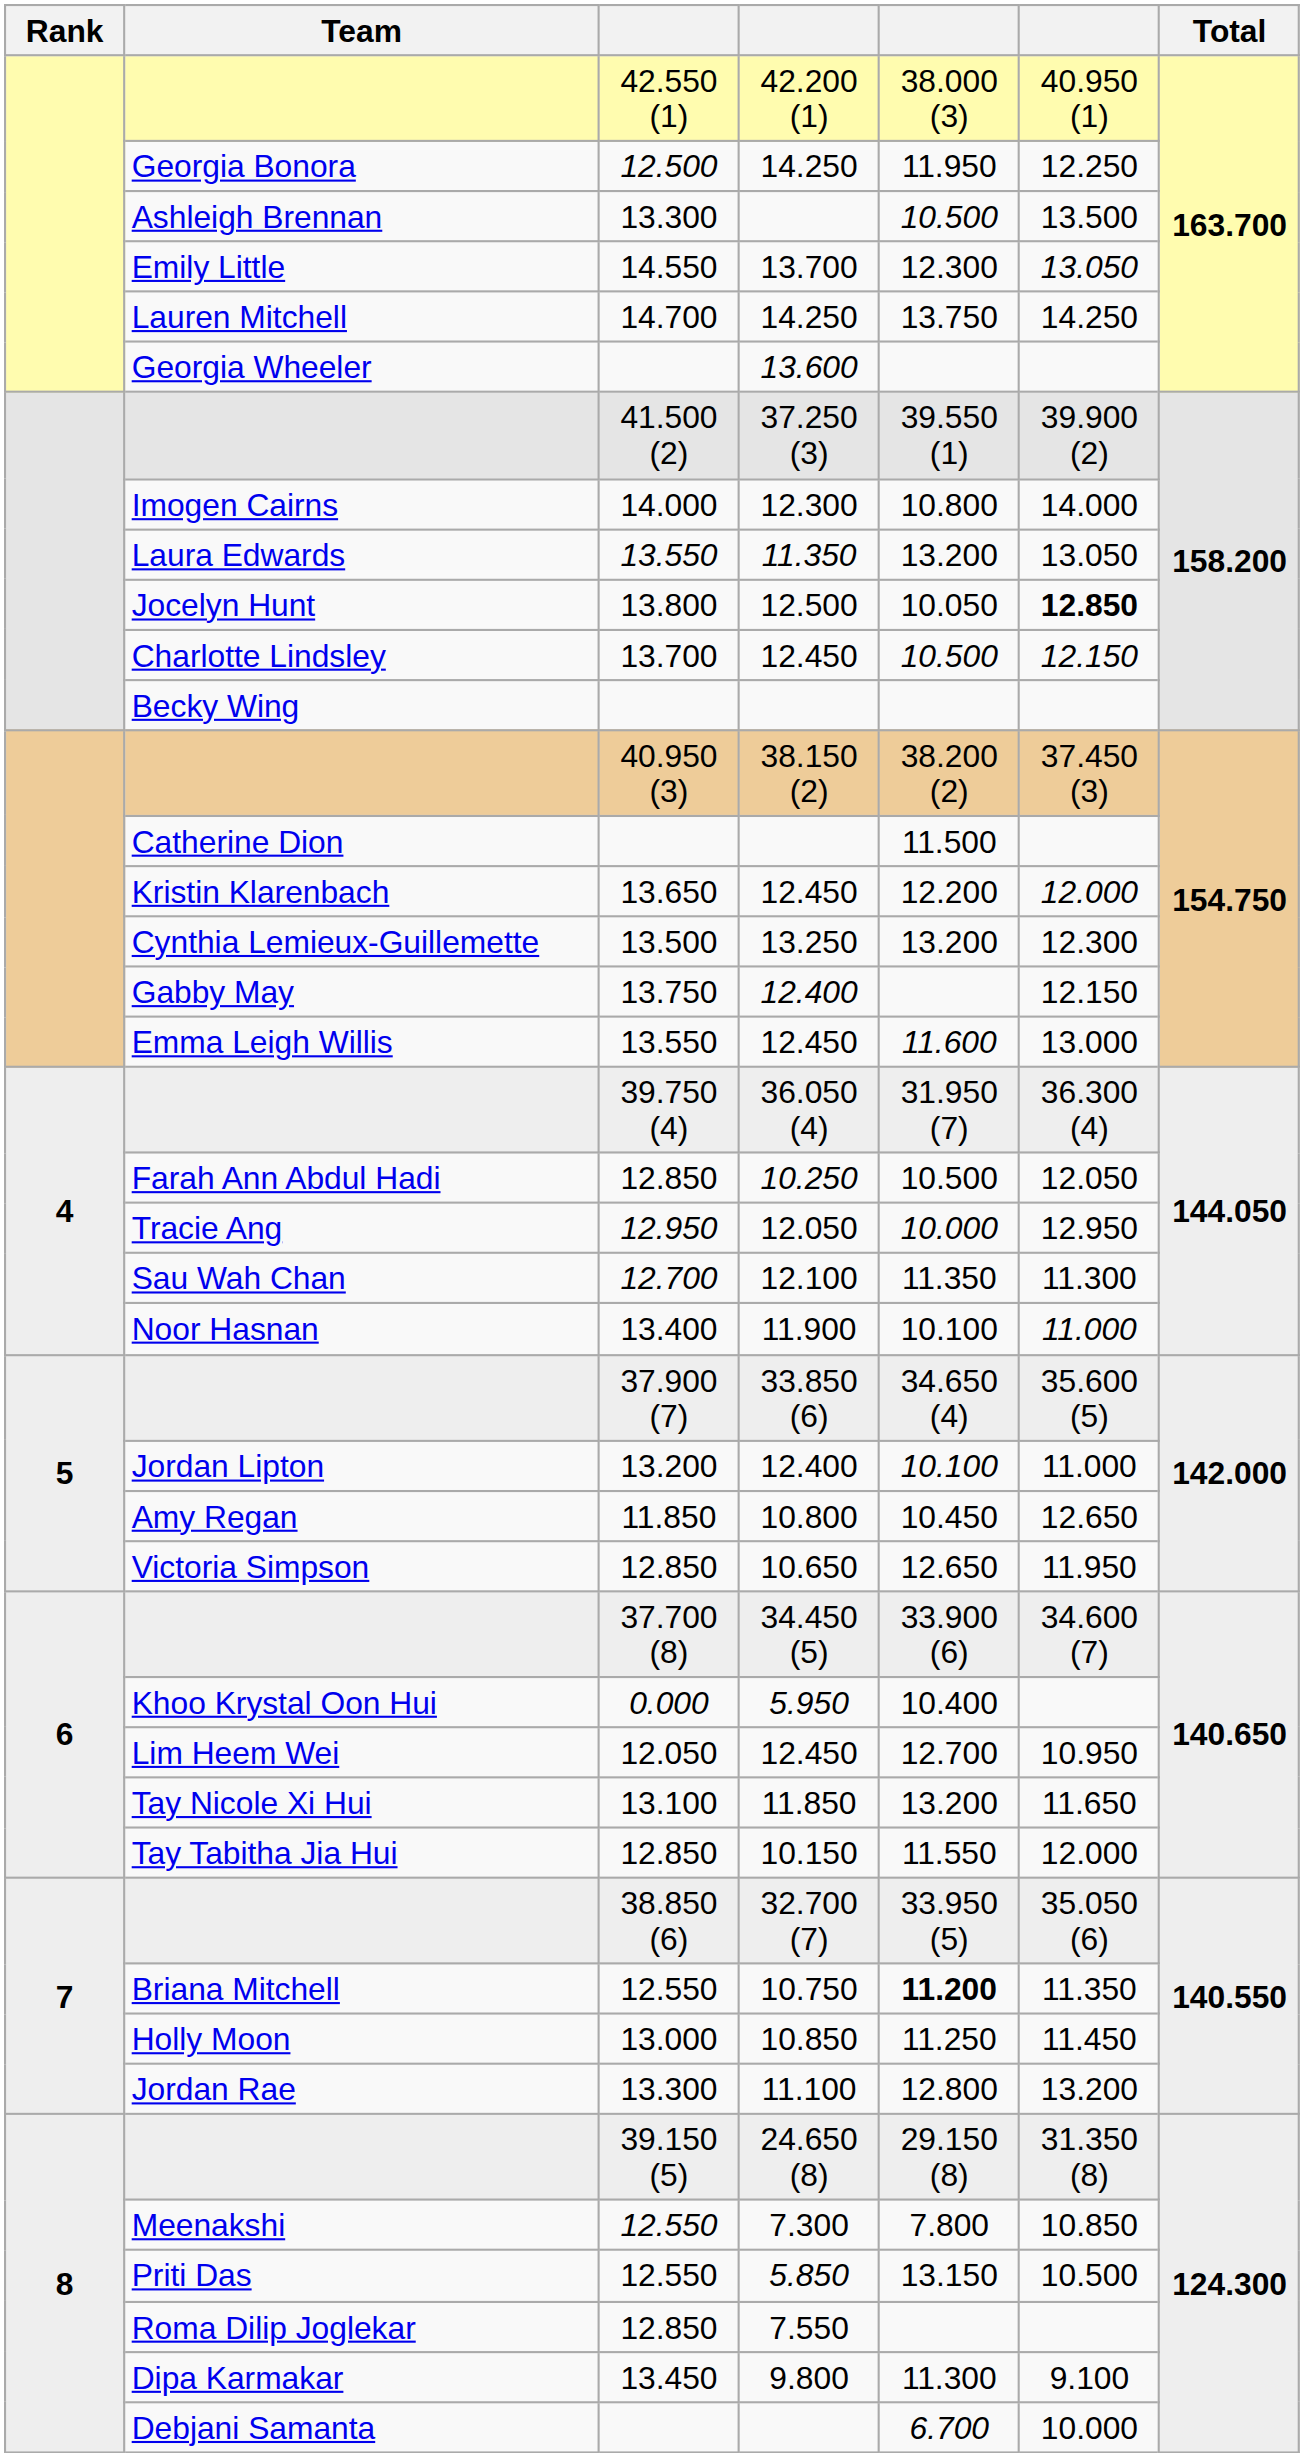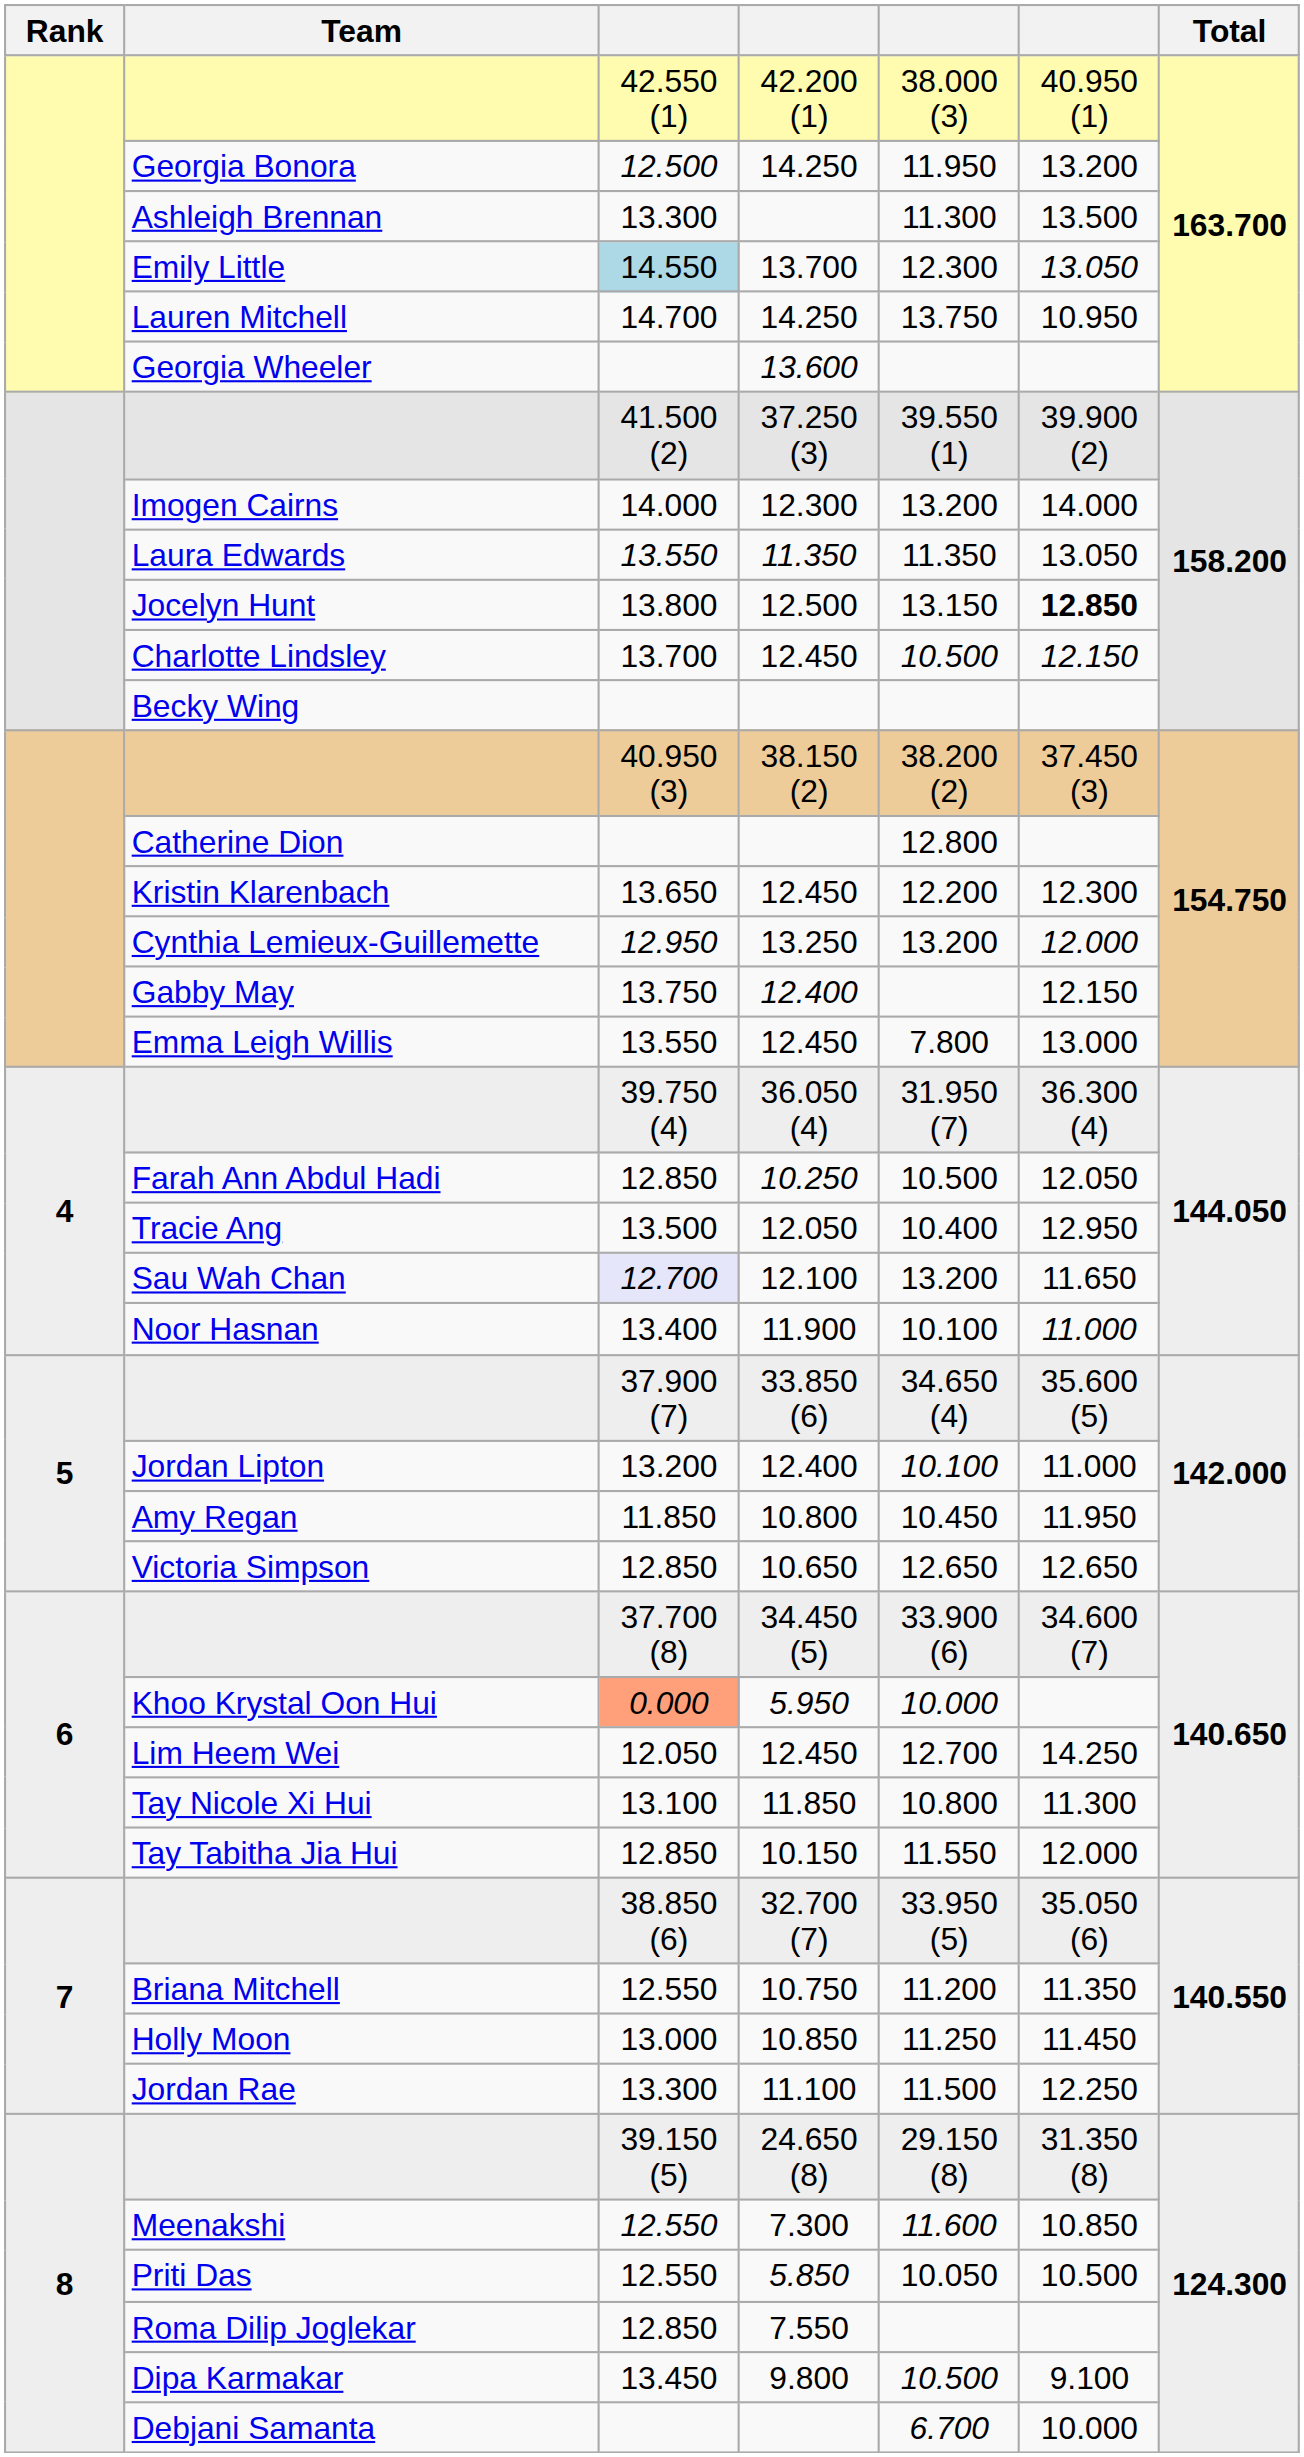(1089, 166) 12.250 -> (1089, 166) 13.200
(949, 217) 10.500 -> (949, 217) 11.300
(669, 267) no background -> (669, 267) lightblue background
(1089, 317) 14.250 -> (1089, 317) 10.950
(949, 504) 10.800 -> (949, 504) 13.200
(949, 554) 13.200 -> (949, 554) 11.350
(949, 604) 10.050 -> (949, 604) 13.150
(949, 841) 11.500 -> (949, 841) 12.800
(1089, 891) 12.000 -> (1089, 891) 12.300
(669, 942) 13.500 -> (669, 942) 12.950
(1089, 942) 12.300 -> (1089, 942) 12.000
(949, 1042) 11.600 -> (949, 1042) 7.800
(669, 1229) 12.950 -> (669, 1229) 13.500
(949, 1229) 10.000 -> (949, 1229) 10.400
(669, 1279) no background -> (669, 1279) lavender background
(949, 1279) 11.350 -> (949, 1279) 13.200
(1089, 1279) 11.300 -> (1089, 1279) 11.650
(1089, 1516) 12.650 -> (1089, 1516) 11.950
(1089, 1566) 11.950 -> (1089, 1566) 12.650
(669, 1702) no background -> (669, 1702) lightsalmon background
(949, 1702) 10.400 -> (949, 1702) 10.000
(1089, 1752) 10.950 -> (1089, 1752) 14.250
(949, 1803) 13.200 -> (949, 1803) 10.800
(1089, 1803) 11.650 -> (1089, 1803) 11.300
(949, 1989) bold -> (949, 1989) normal
(949, 2090) 12.800 -> (949, 2090) 11.500
(1089, 2090) 13.200 -> (1089, 2090) 12.250
(949, 2226) 7.800 -> (949, 2226) 11.600
(949, 2276) 13.150 -> (949, 2276) 10.050
(949, 2377) 11.300 -> (949, 2377) 10.500
